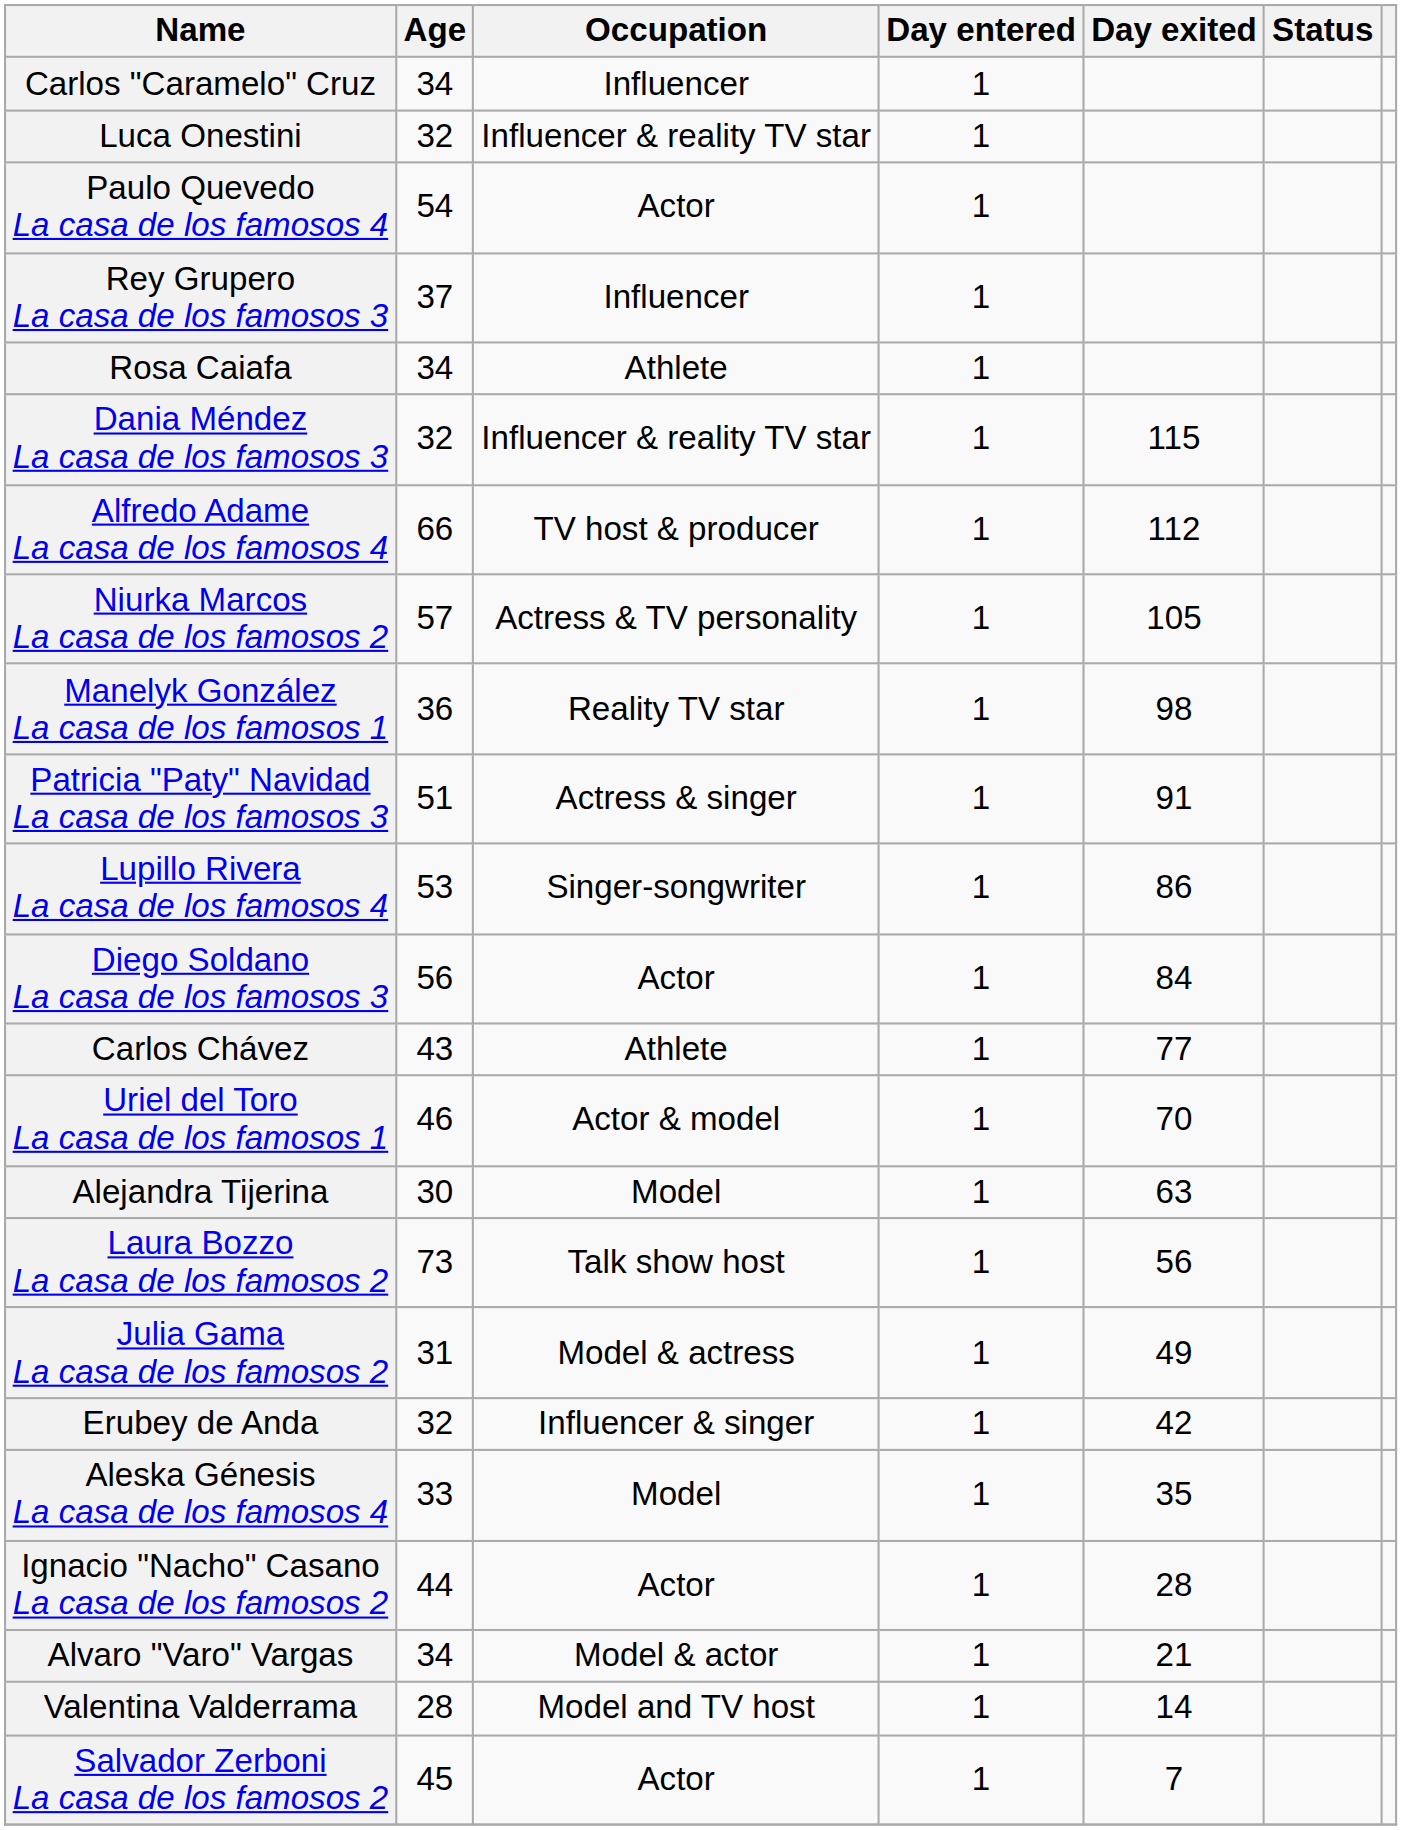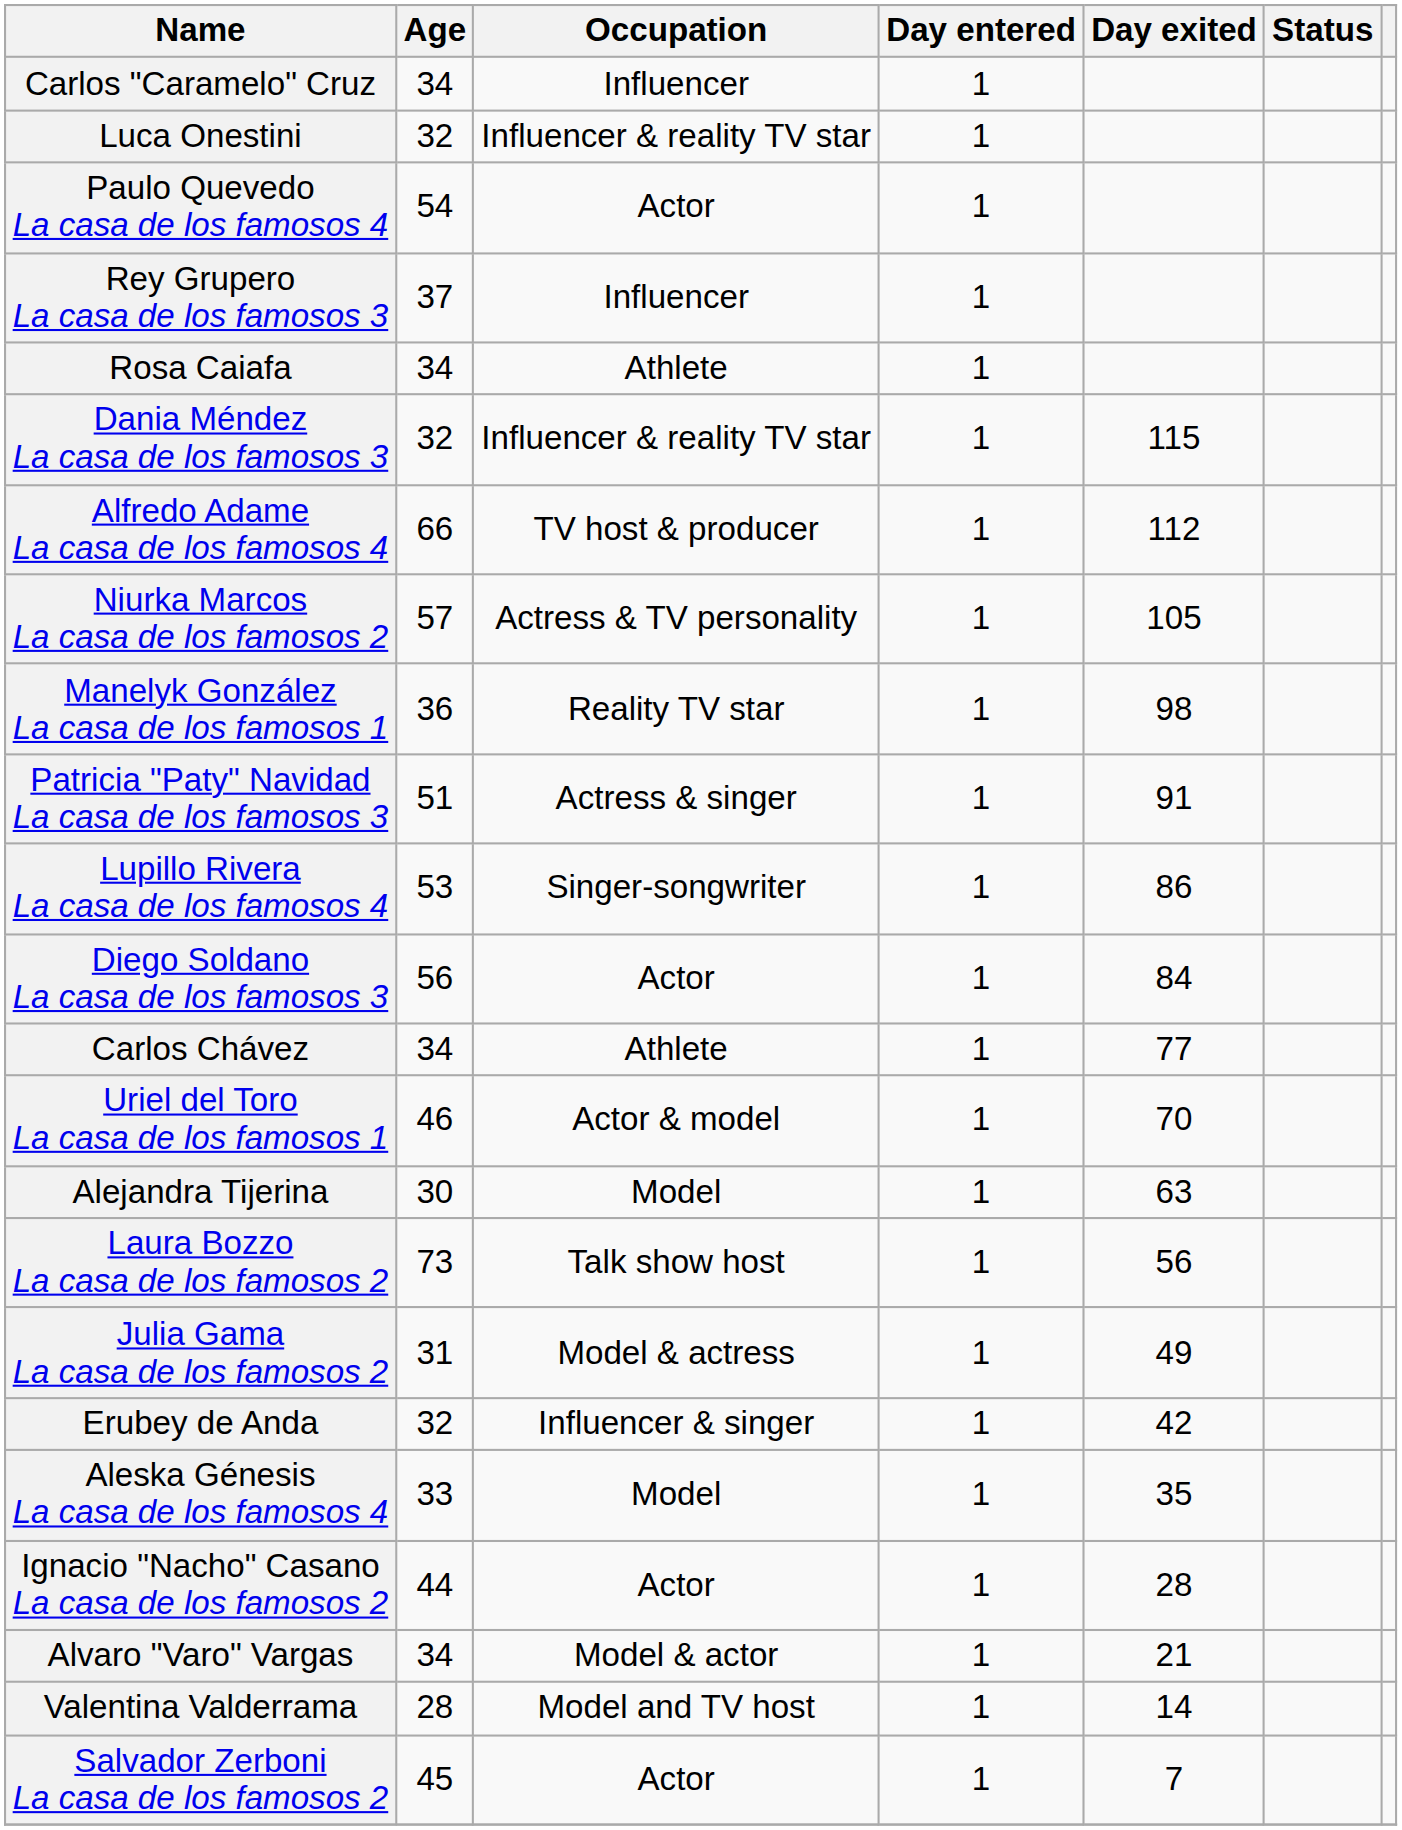(435, 1048) 43 -> (435, 1048) 34
